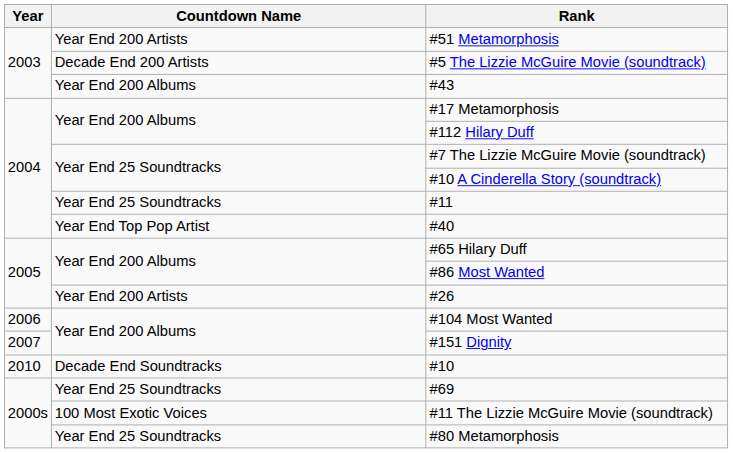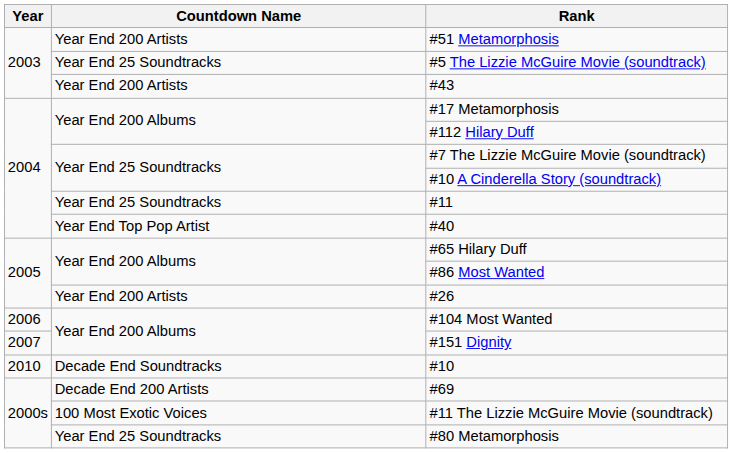(132, 62) Decade End 200 Artists -> (138, 62) Year End 25 Soundtracks
(125, 86) Year End 200 Albums -> (121, 86) Year End 200 Artists
(138, 389) Year End 25 Soundtracks -> (132, 389) Decade End 200 Artists
